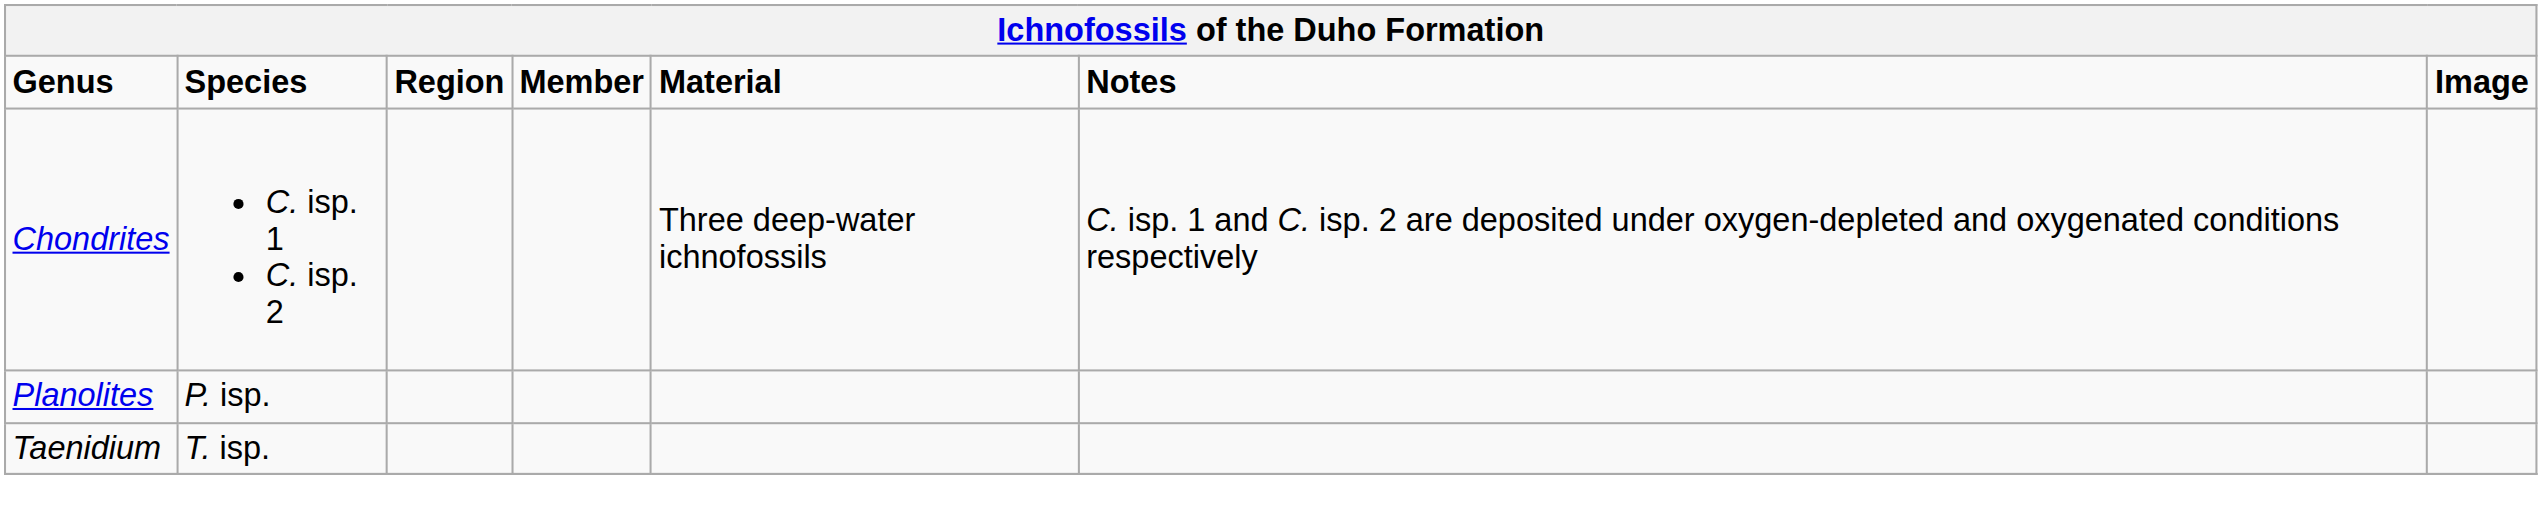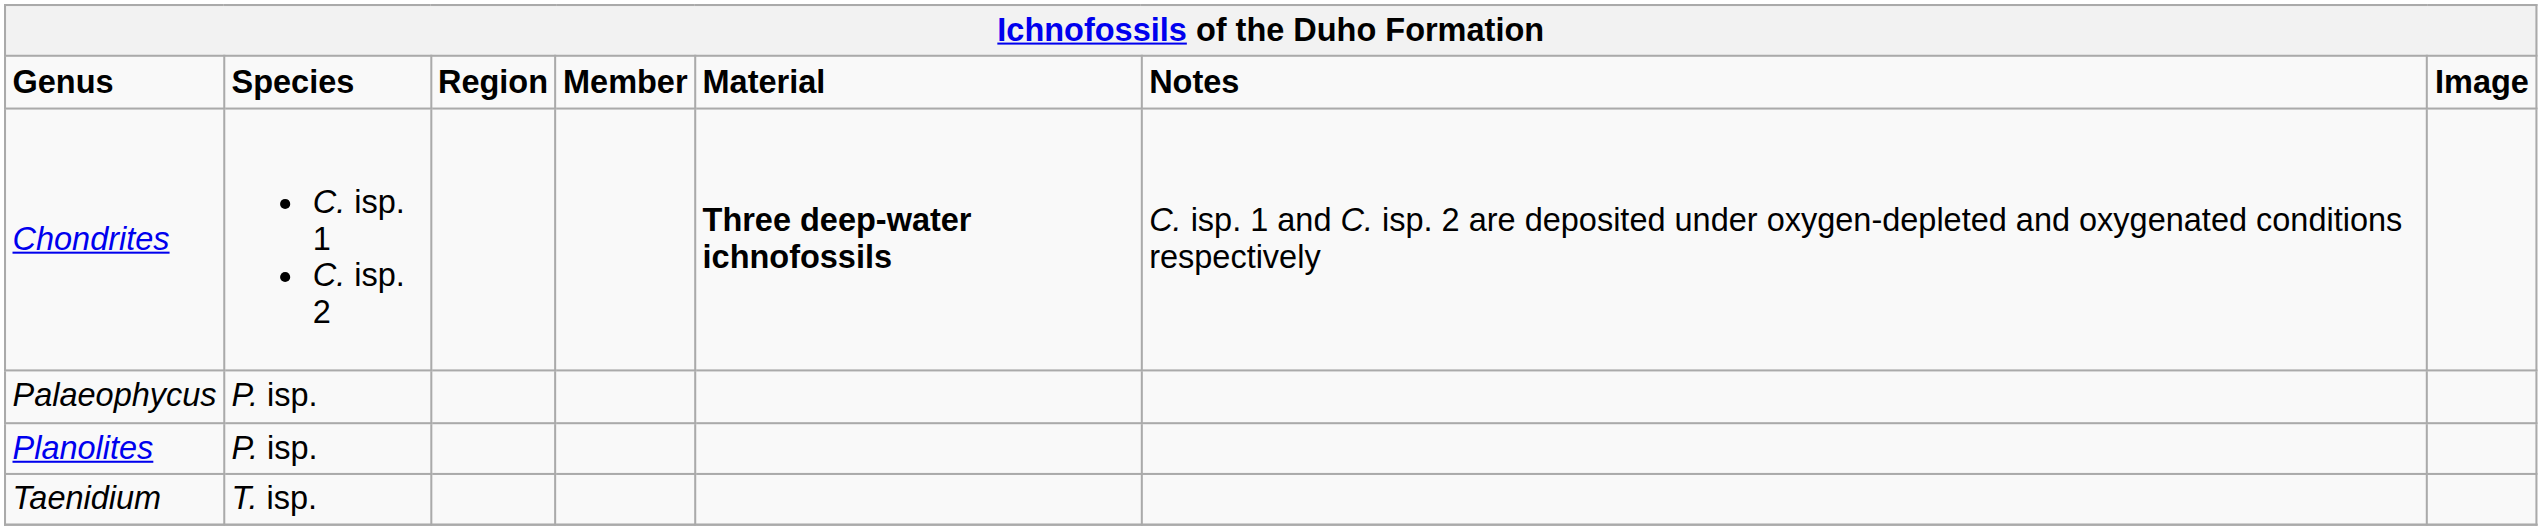(787, 238) normal -> (837, 238) bold
+ row: (115, 395)
